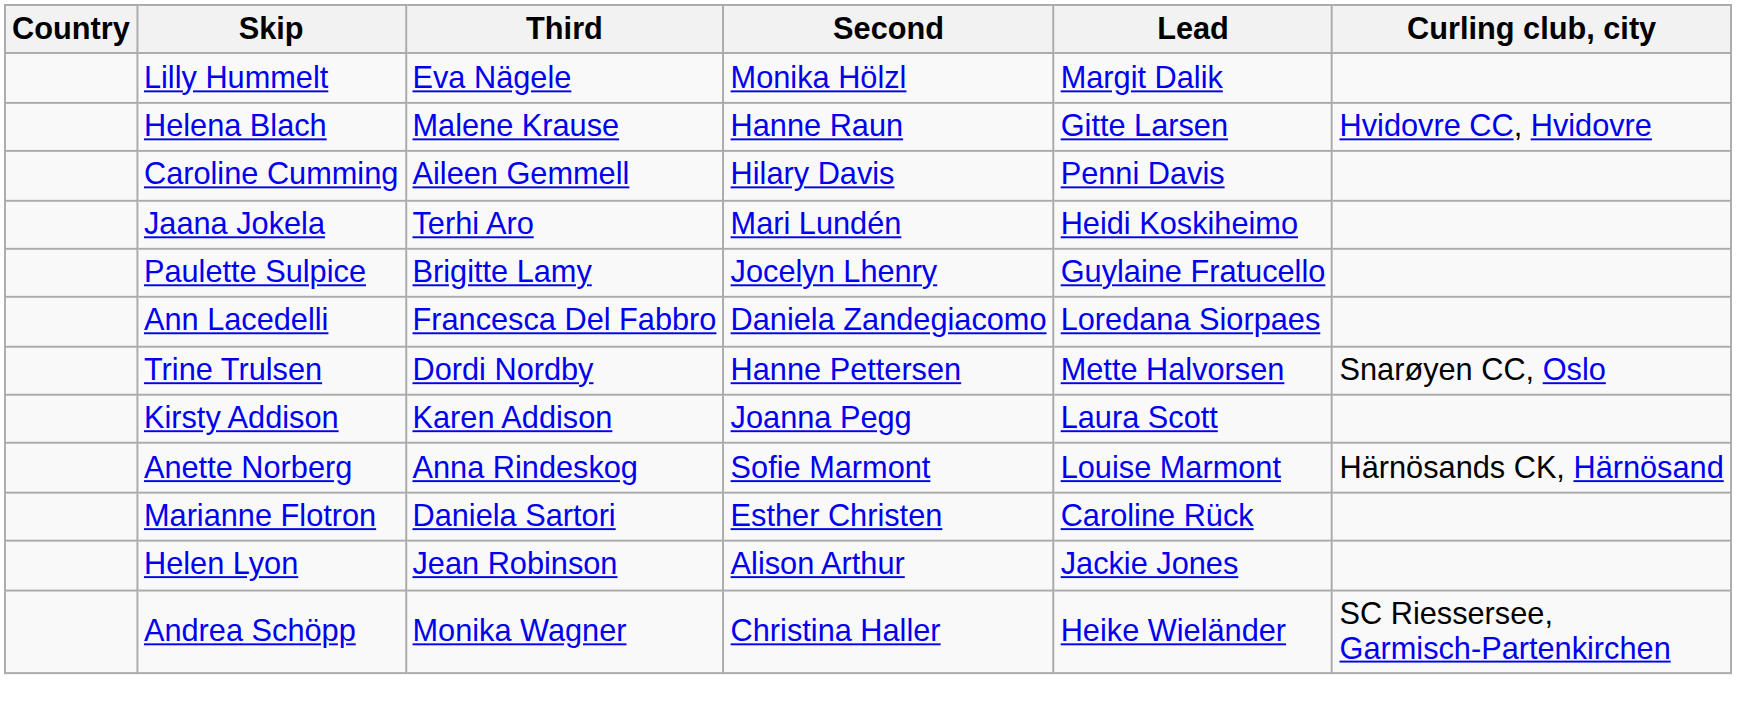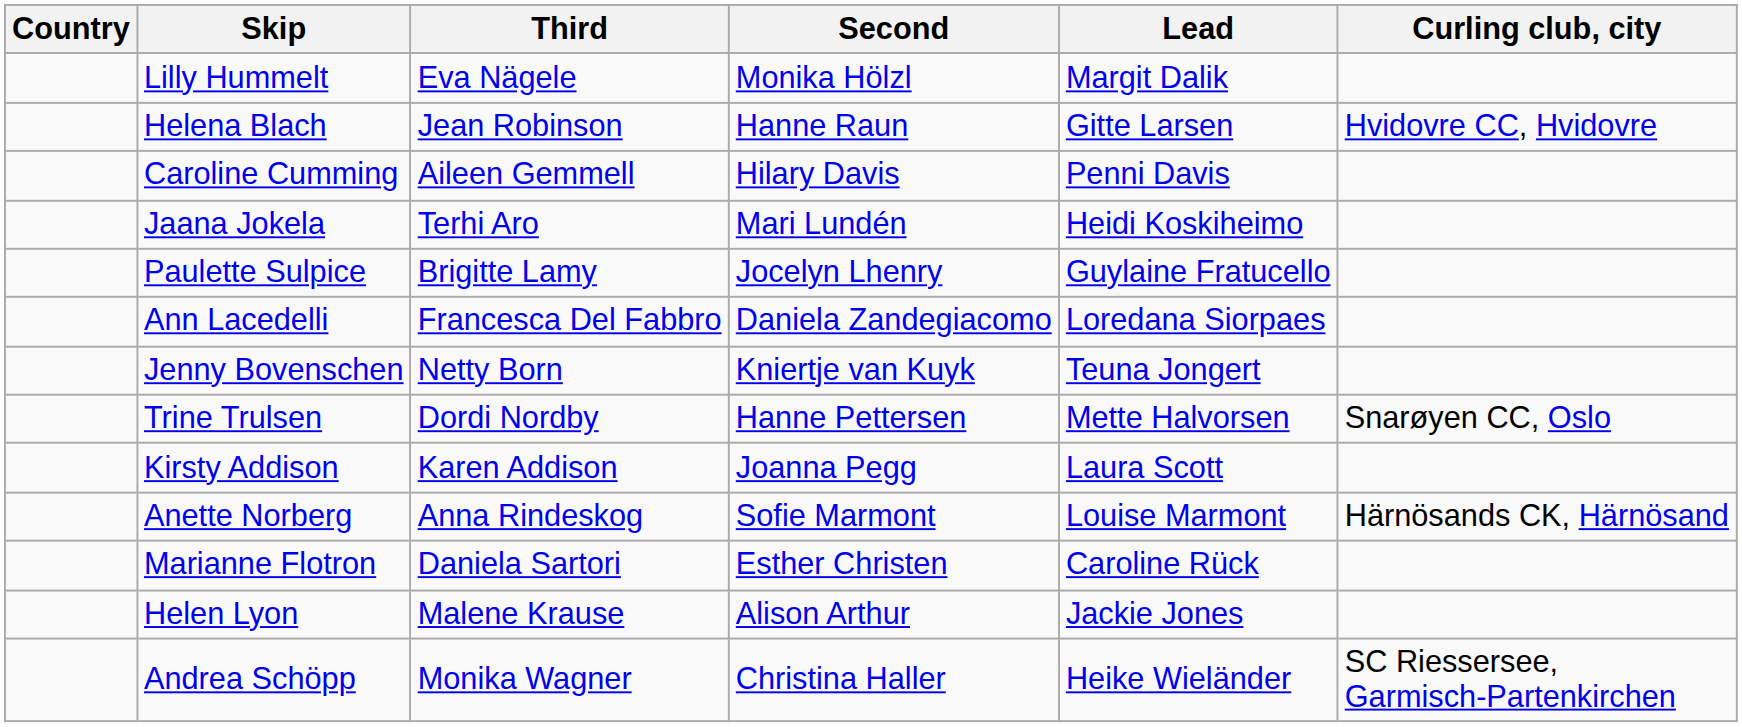(516, 126) Malene Krause -> (520, 126) Jean Robinson
+ row: (274, 369)
(515, 564) Jean Robinson -> (521, 613) Malene Krause
